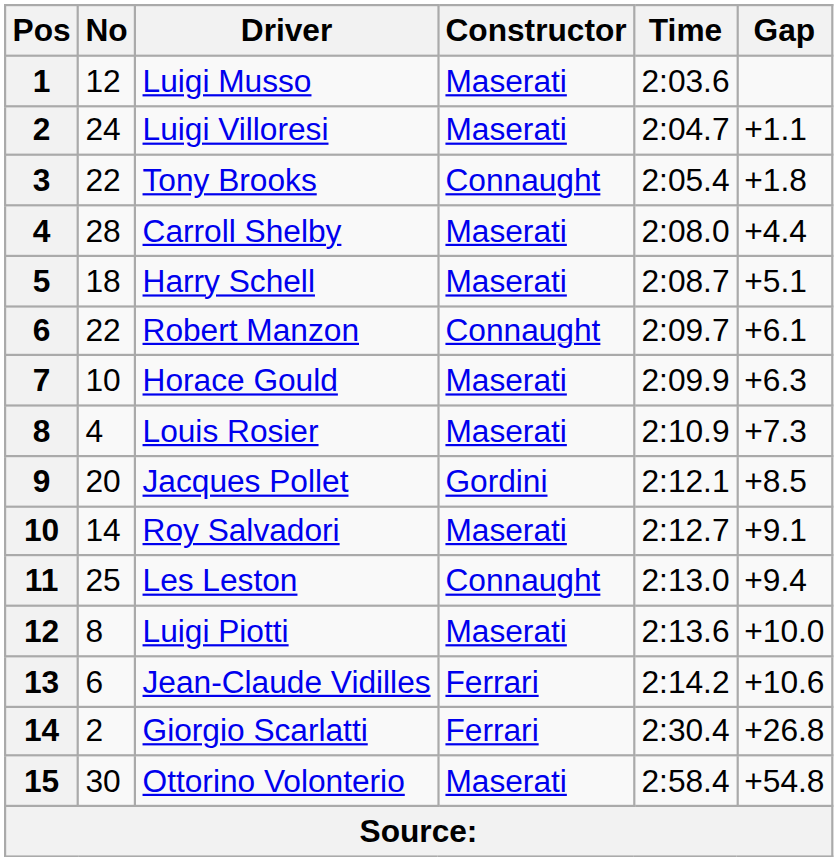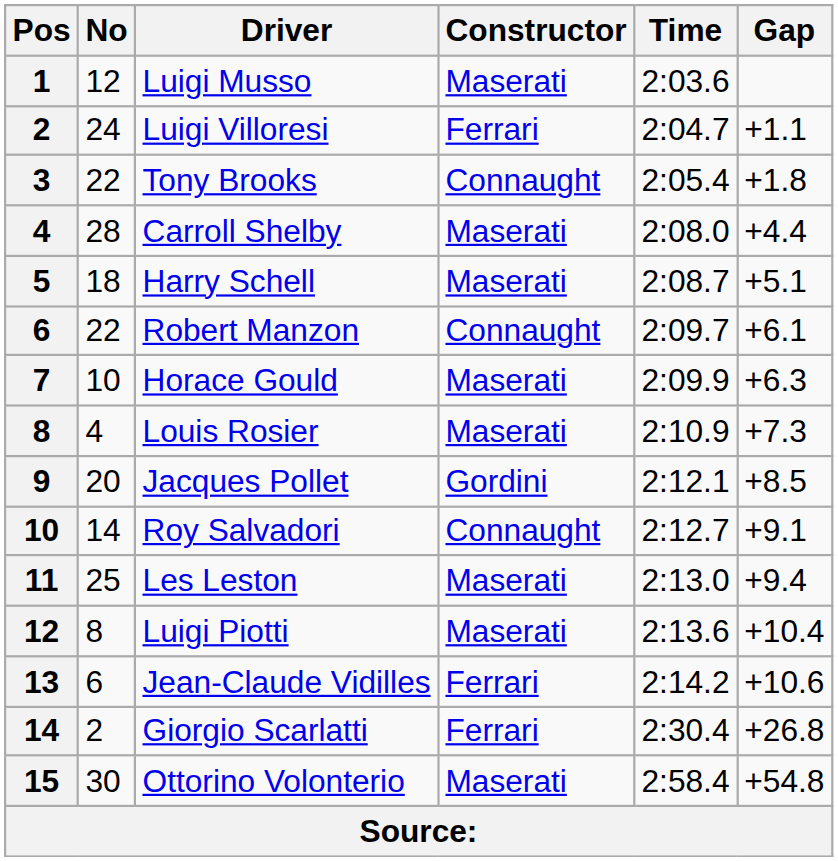(506, 131) Maserati -> (492, 131) Ferrari
(506, 531) Maserati -> (523, 531) Connaught
(523, 581) Connaught -> (506, 581) Maserati
(784, 631) +10.0 -> (784, 631) +10.4
